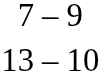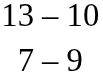rows swapped: (50, 60) <-> (50, 15)
